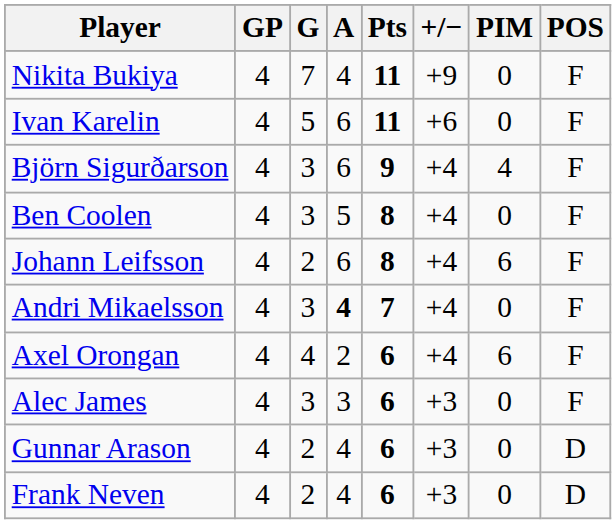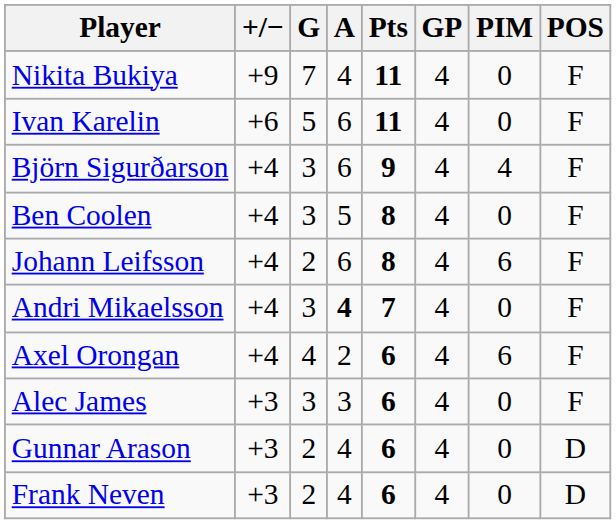columns swapped: (262, 27) <-> (441, 27)
